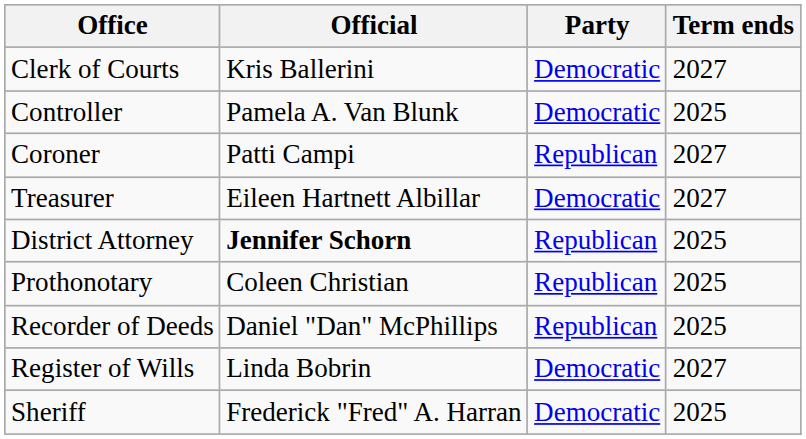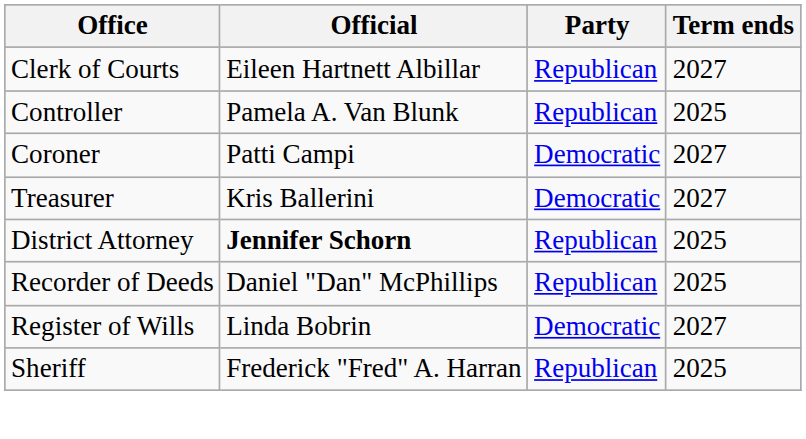(300, 68) Kris Ballerini -> (353, 68) Eileen Hartnett Albillar
(597, 68) Democratic -> (596, 68) Republican
(597, 111) Democratic -> (596, 111) Republican
(596, 154) Republican -> (597, 154) Democratic
(353, 197) Eileen Hartnett Albillar -> (300, 197) Kris Ballerini
- row: (82, 283)
(597, 411) Democratic -> (596, 369) Republican
